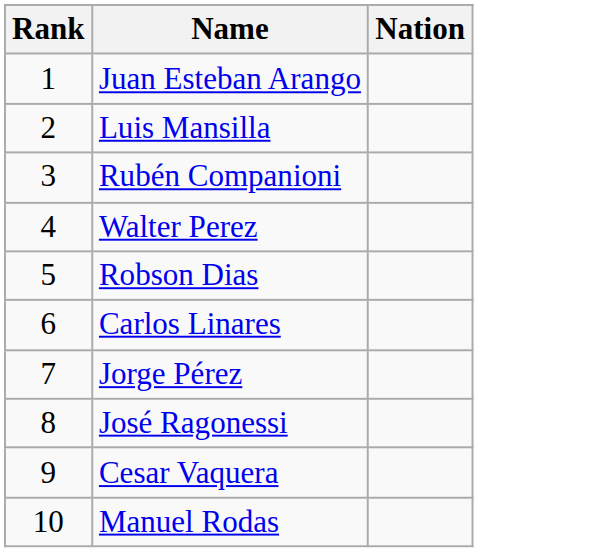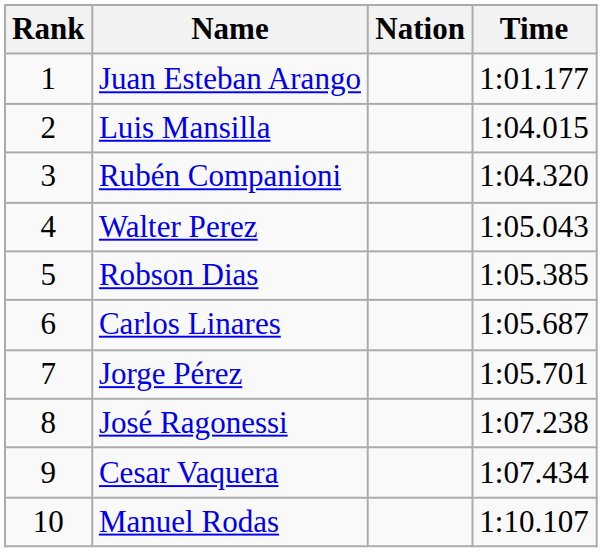+ column: (534, 29)
